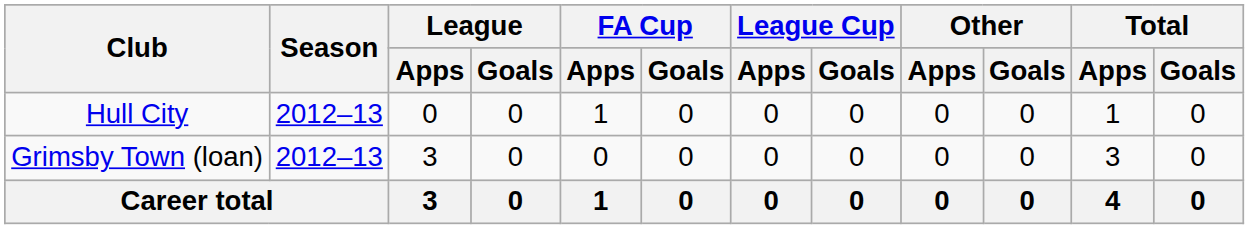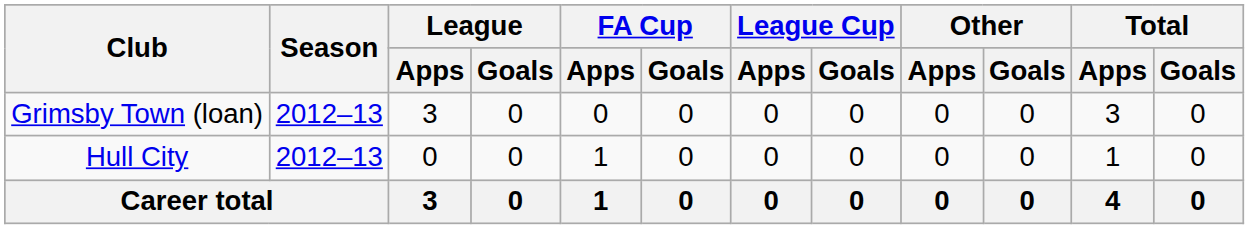rows swapped: (137, 113) <-> (137, 157)
